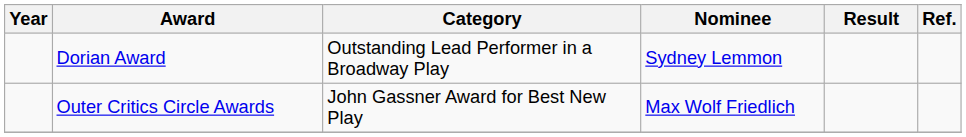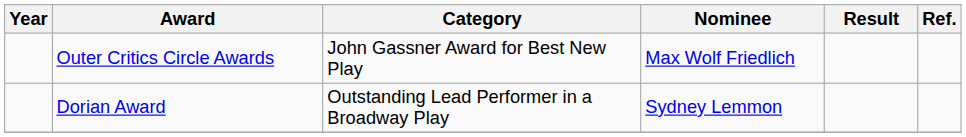rows swapped: (165, 107) <-> (111, 58)
